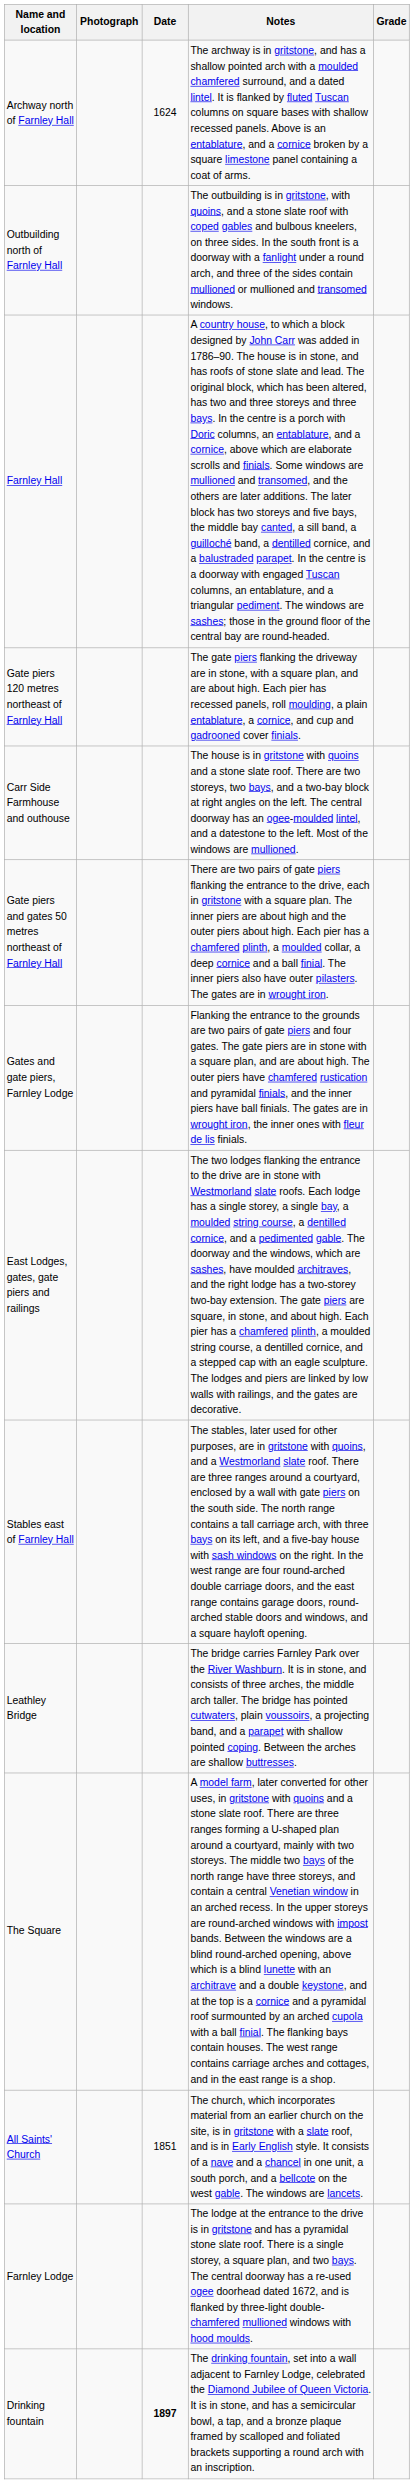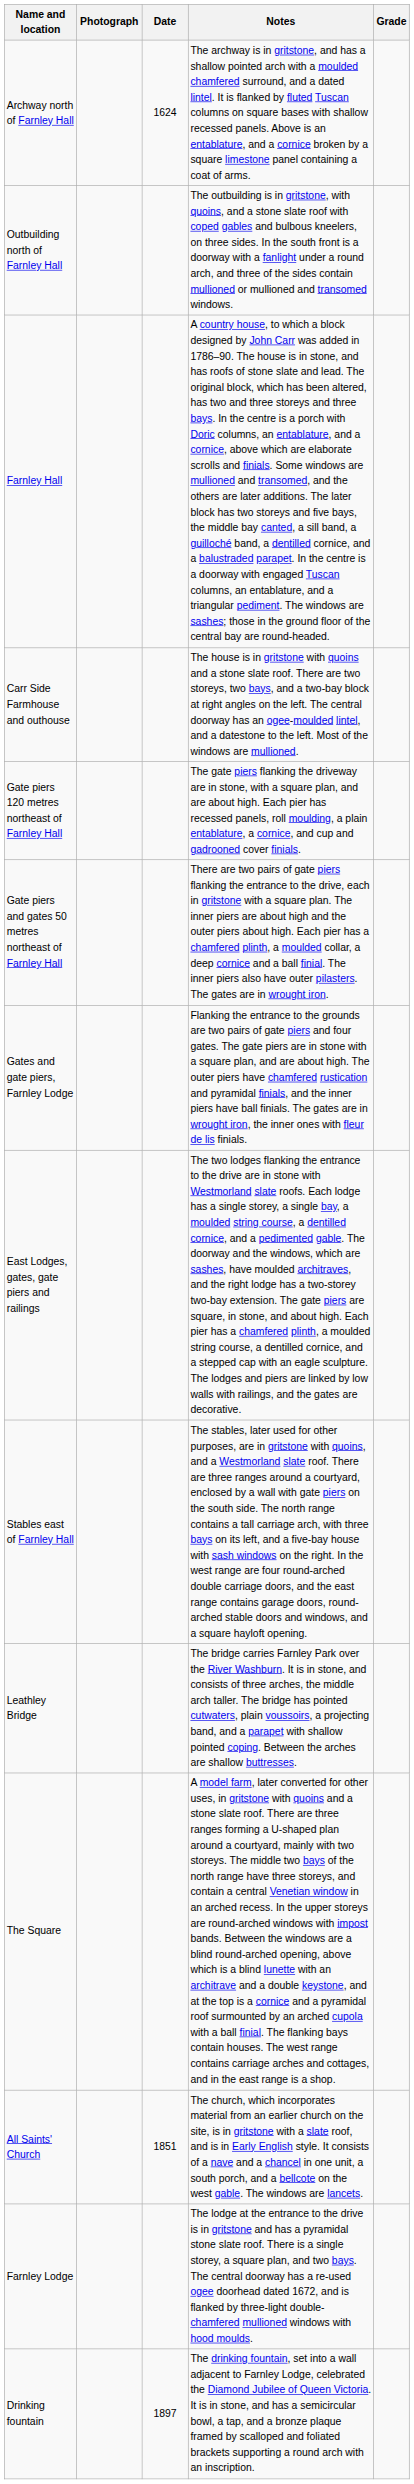rows swapped: (38, 803) <-> (34, 696)
(165, 2414) bold -> (165, 2414) normal
